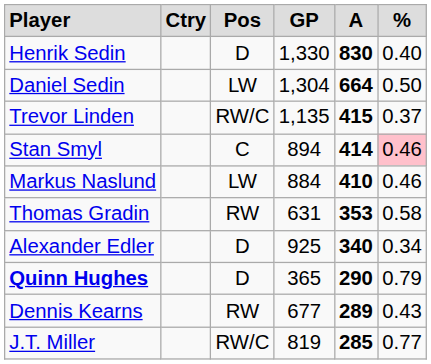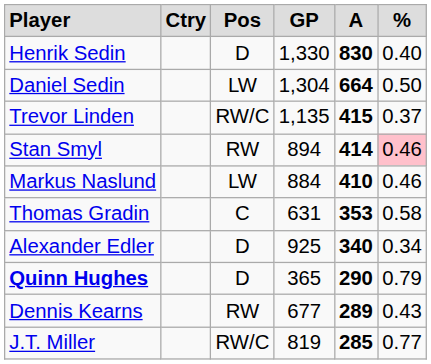(242, 149) C -> (242, 149) RW
(242, 213) RW -> (242, 213) C
